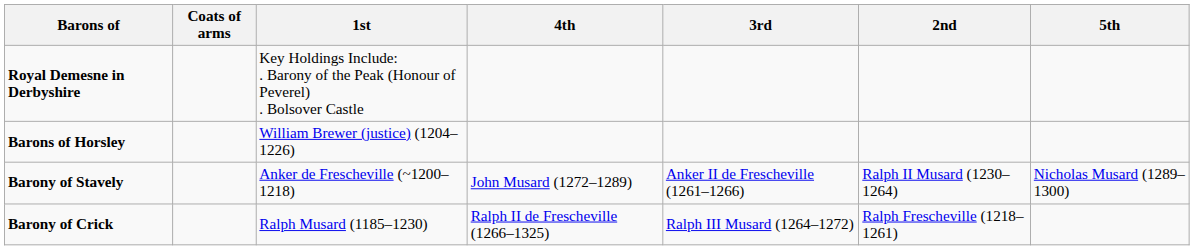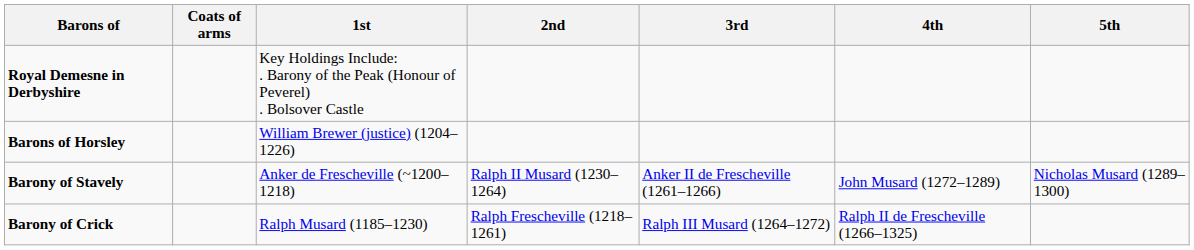columns swapped: (945, 25) <-> (565, 25)
